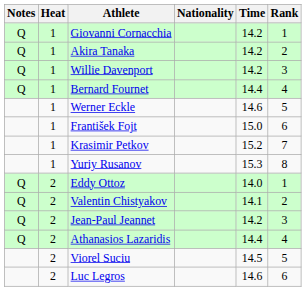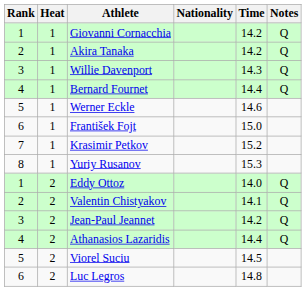columns swapped: (284, 13) <-> (21, 13)
(252, 70) 14.2 -> (251, 70) 14.3
(252, 276) 14.6 -> (251, 276) 14.8
